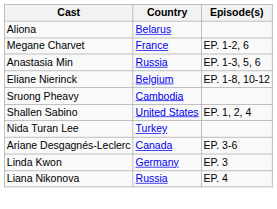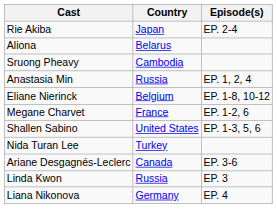+ row: (29, 30)
rows swapped: (43, 96) <-> (46, 46)
(232, 63) EP. 1-3, 5, 6 -> (227, 79) EP. 1, 2, 4
(227, 113) EP. 1, 2, 4 -> (232, 129) EP. 1-3, 5, 6
(157, 163) Germany -> (152, 179) Russia
(152, 179) Russia -> (157, 196) Germany
